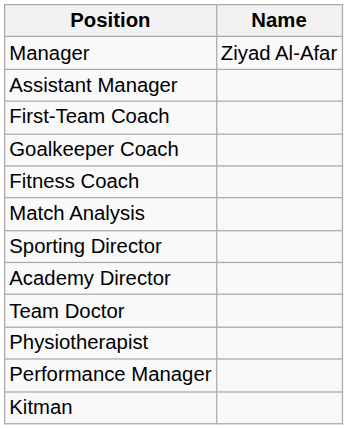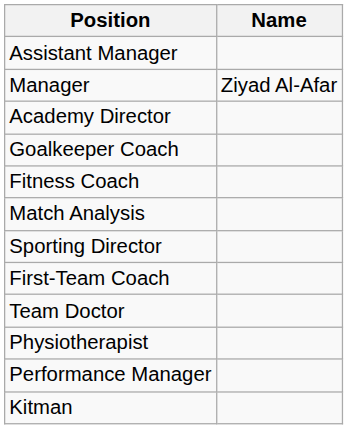rows swapped: (49, 52) <-> (93, 85)
rows swapped: (89, 117) <-> (90, 278)
